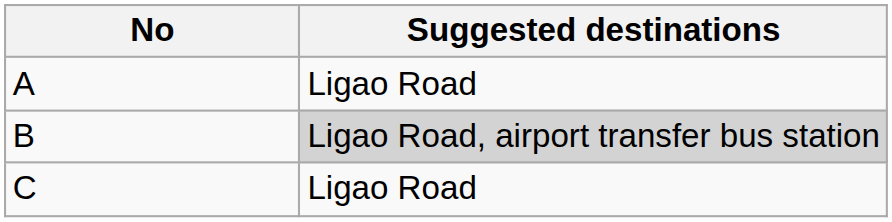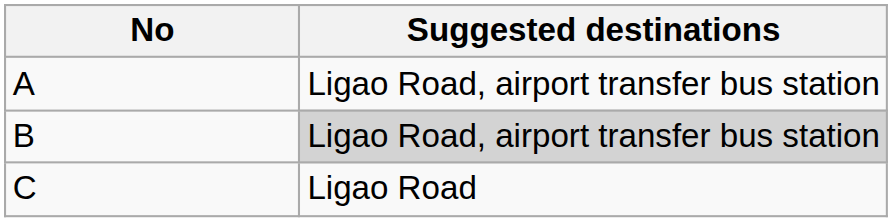(392, 83) Ligao Road -> (594, 83) Ligao Road, airport transfer bus station
